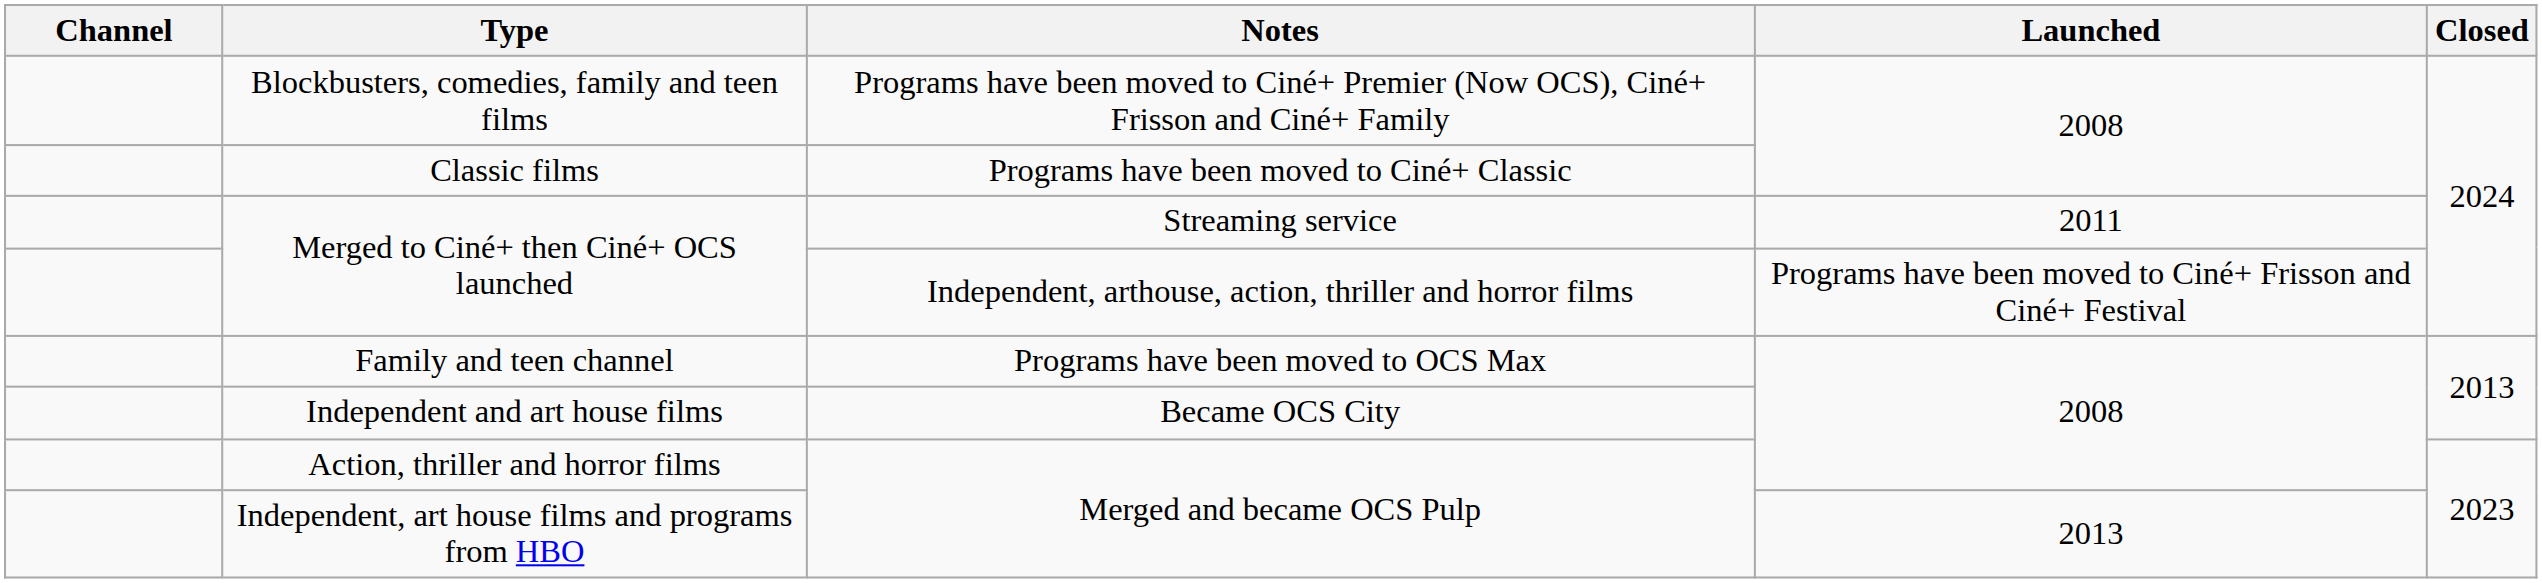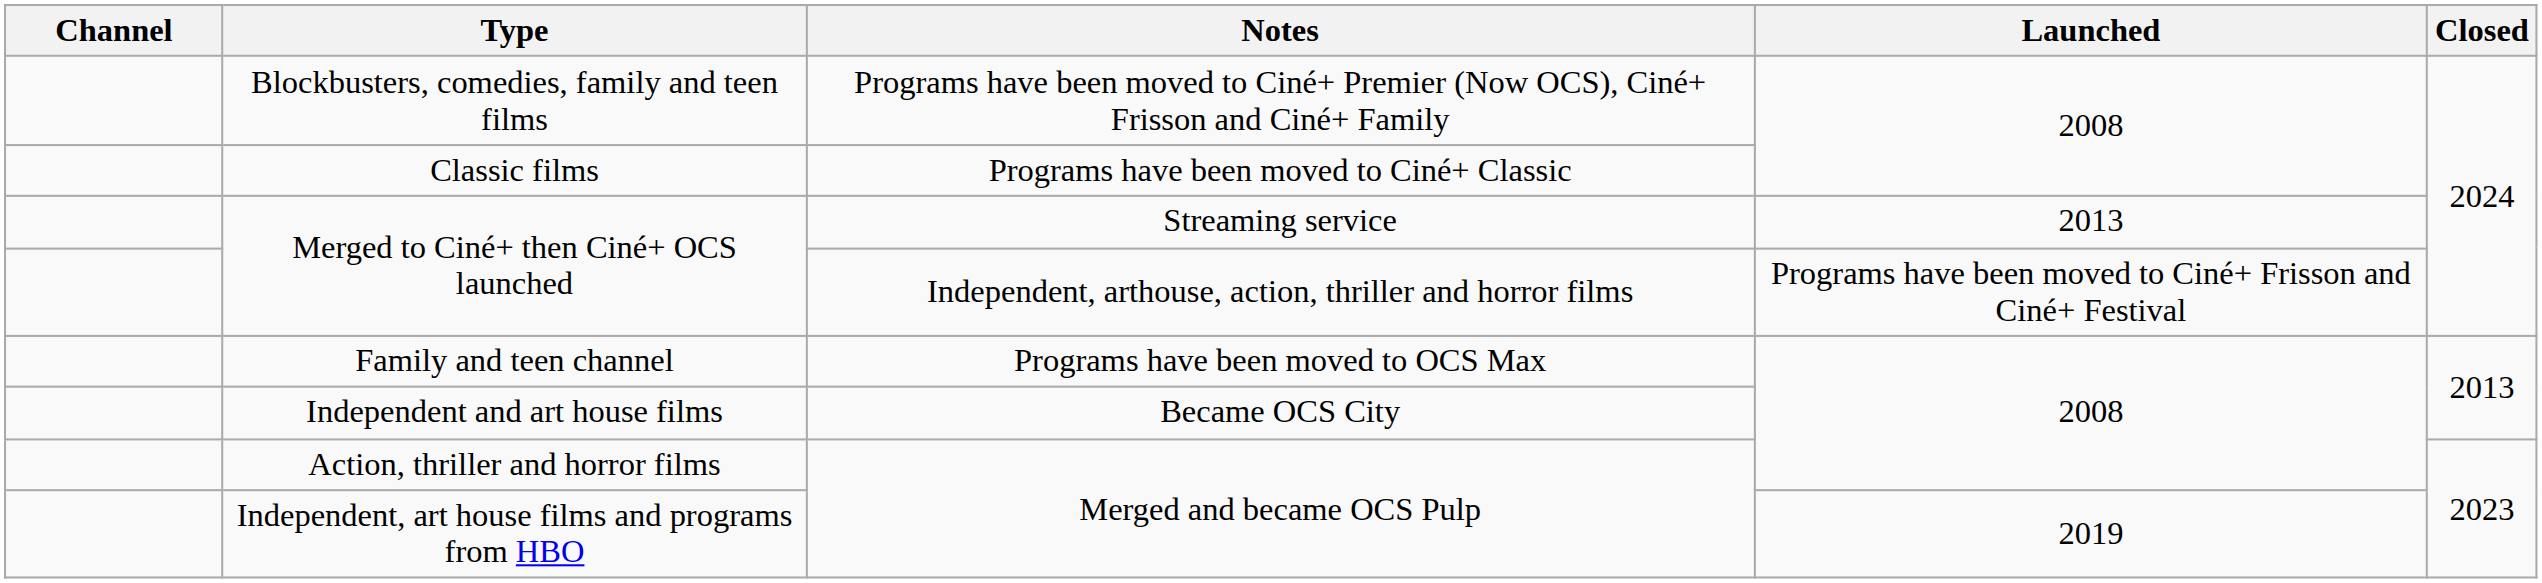(2091, 221) 2011 -> (2091, 221) 2013
(2091, 533) 2013 -> (2091, 533) 2019
